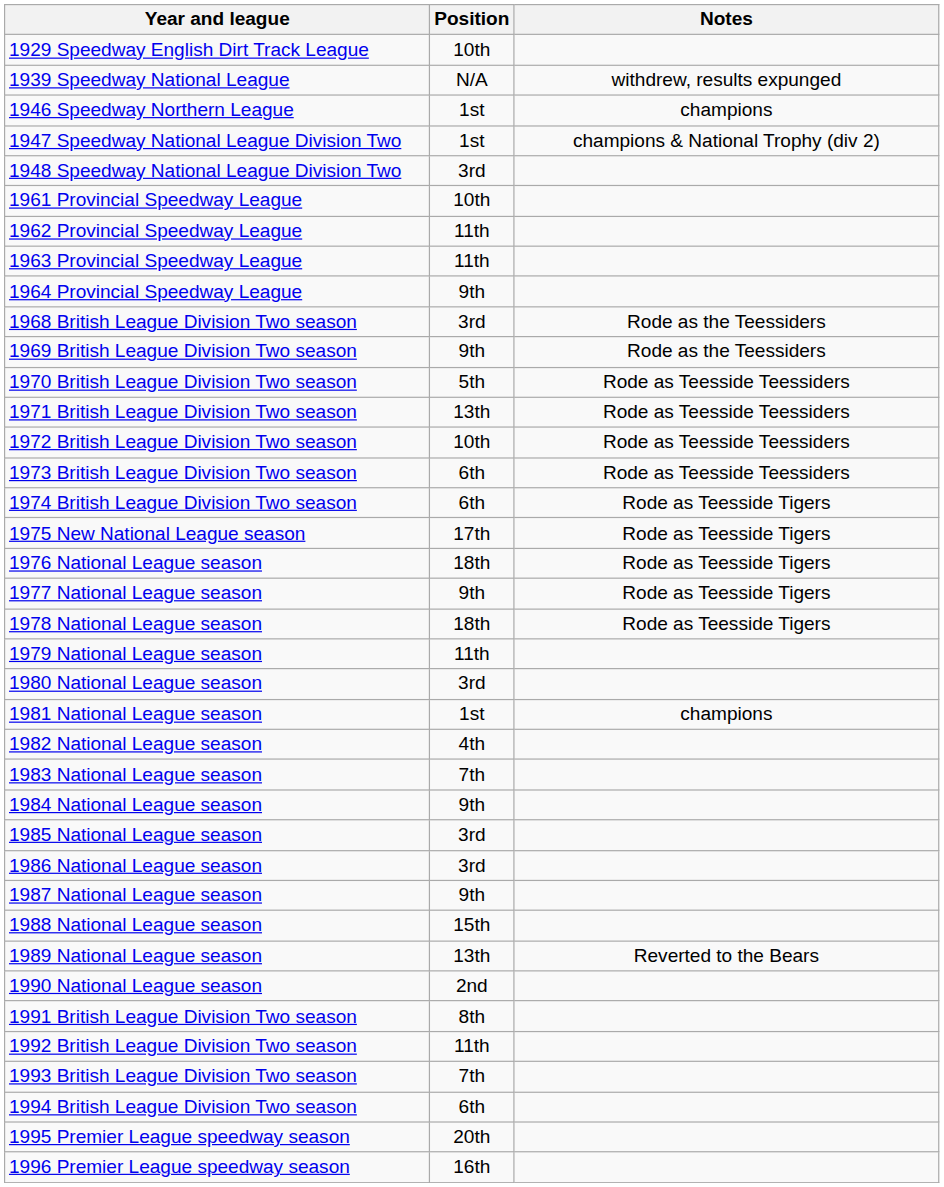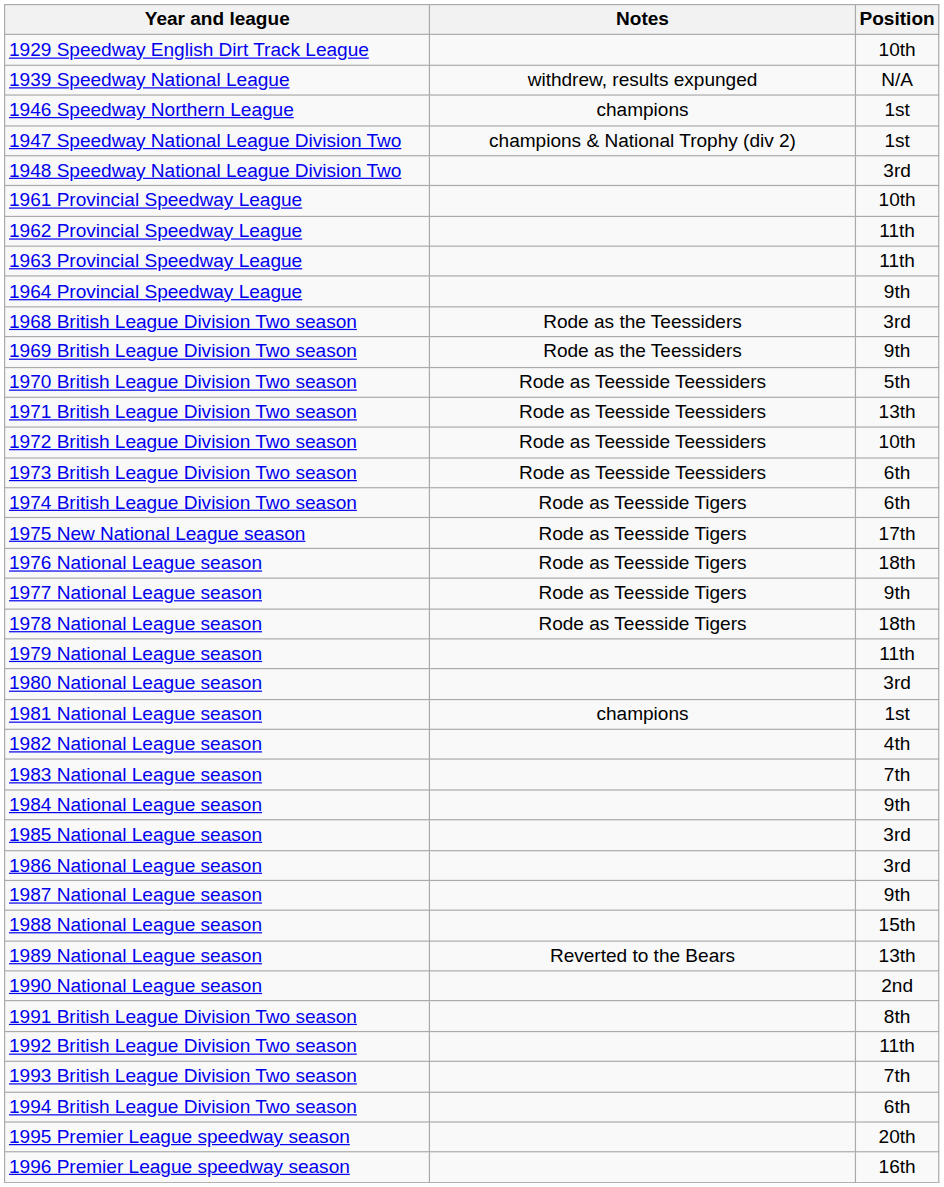columns swapped: (472, 19) <-> (726, 19)
